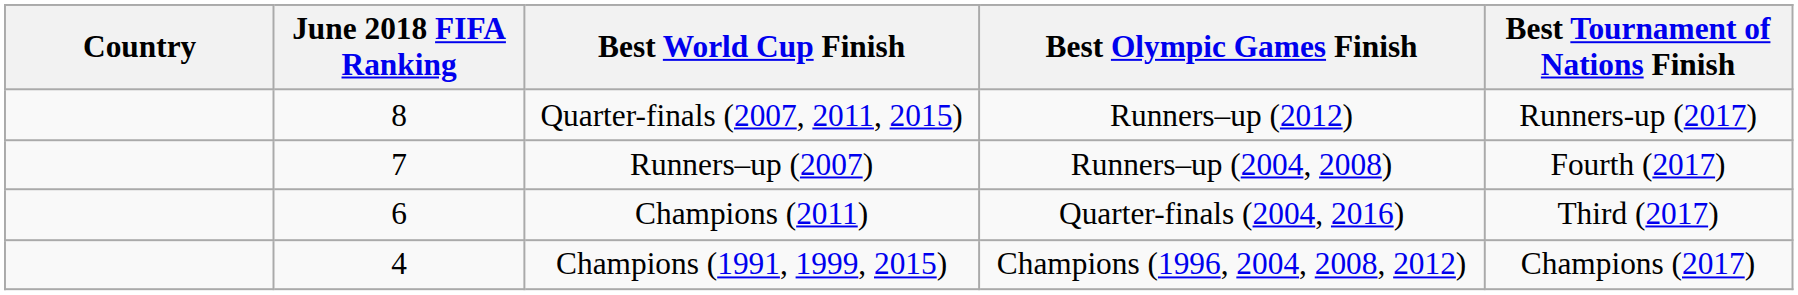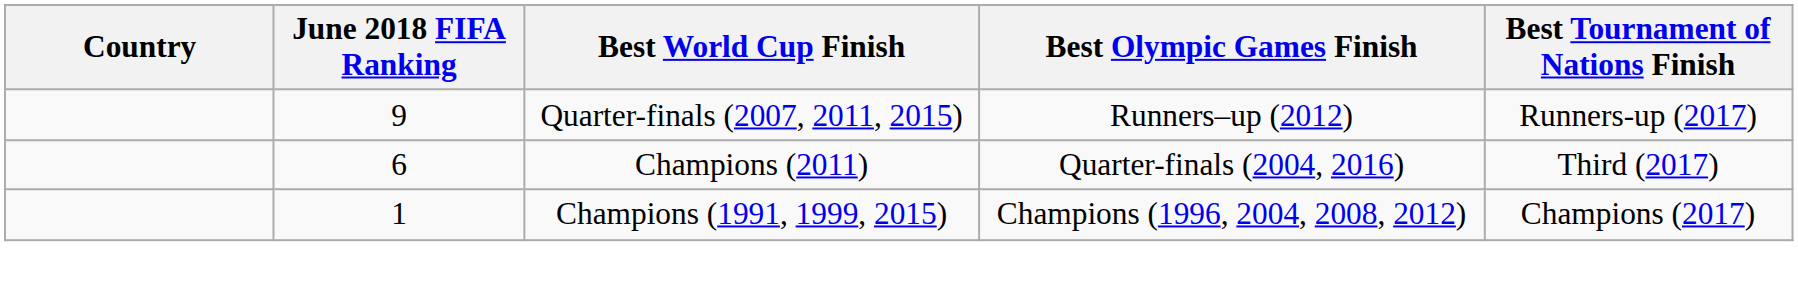(399, 114) 8 -> (399, 114) 9
- row: (752, 164)
(399, 263) 4 -> (399, 213) 1
